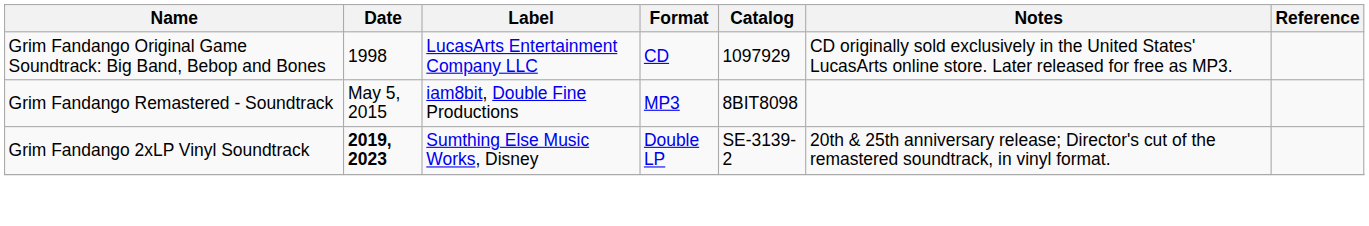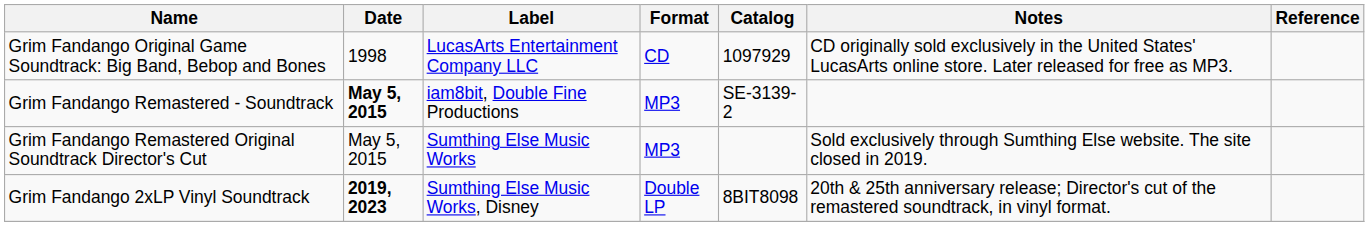(374, 103) normal -> (375, 103) bold
(760, 103) 8BIT8098 -> (759, 103) SE-3139-2
+ row: (152, 150)
(759, 150) SE-3139-2 -> (760, 197) 8BIT8098
